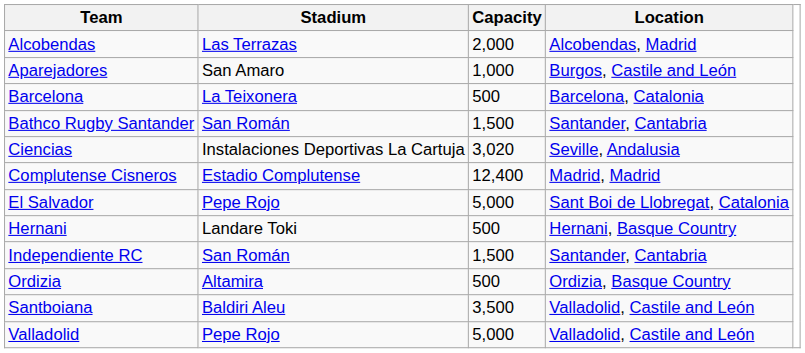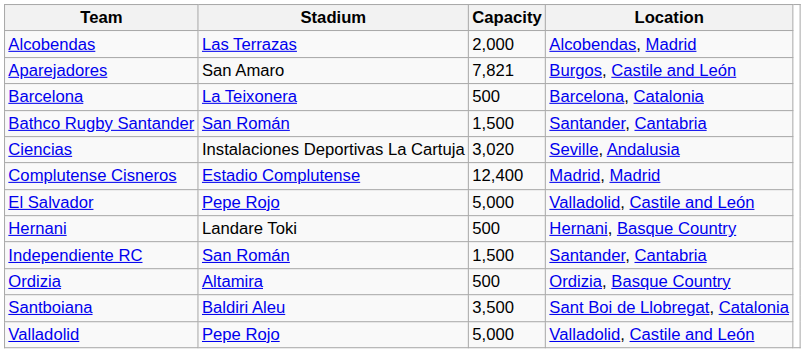(493, 70) 1,000 -> (493, 70) 7,821
(669, 202) Sant Boi de Llobregat, Catalonia -> (652, 202) Valladolid, Castile and León
(652, 307) Valladolid, Castile and León -> (669, 307) Sant Boi de Llobregat, Catalonia
